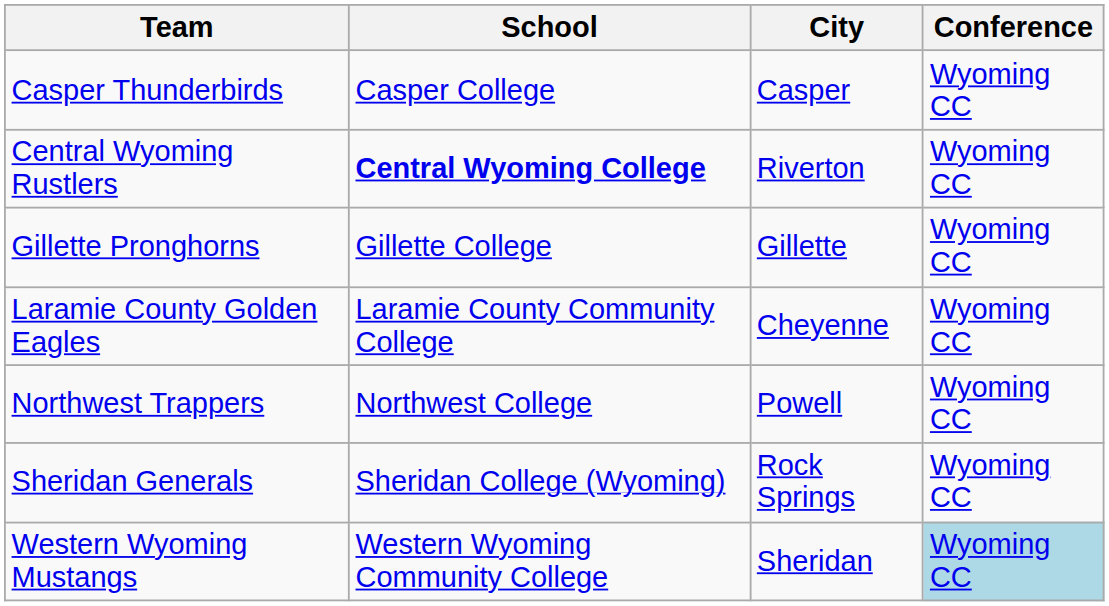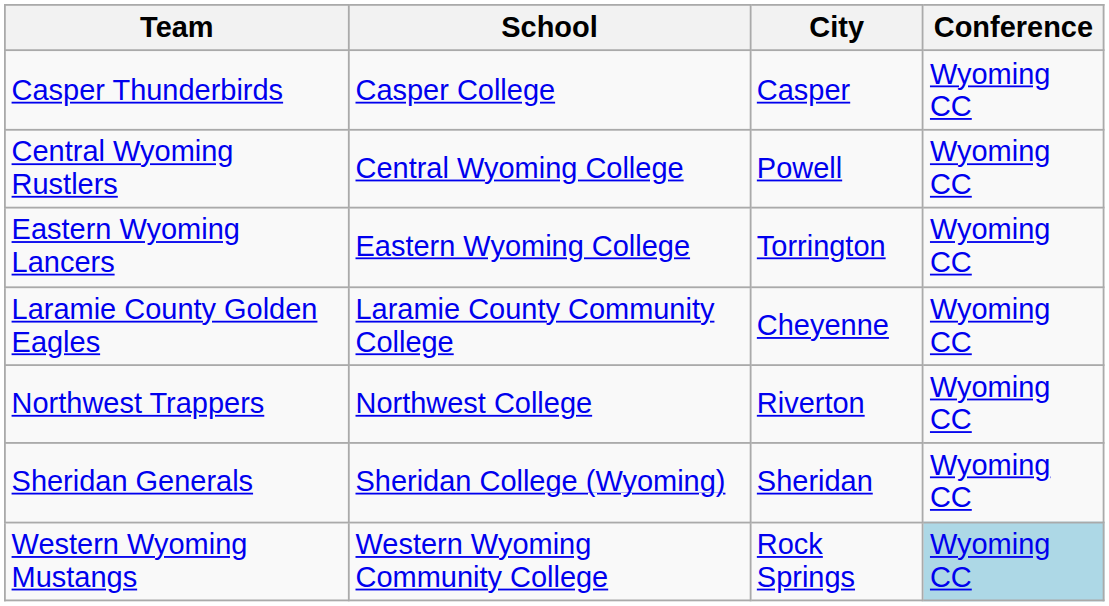(531, 168) bold -> (520, 168) normal
(811, 168) Riverton -> (800, 168) Powell
+ row: (126, 246)
- row: (136, 246)
(800, 403) Powell -> (811, 403) Riverton
(806, 482) Rock Springs -> (815, 482) Sheridan
(815, 560) Sheridan -> (806, 560) Rock Springs
